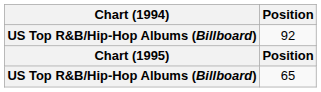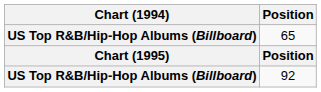rows swapped: (288, 76) <-> (288, 35)
